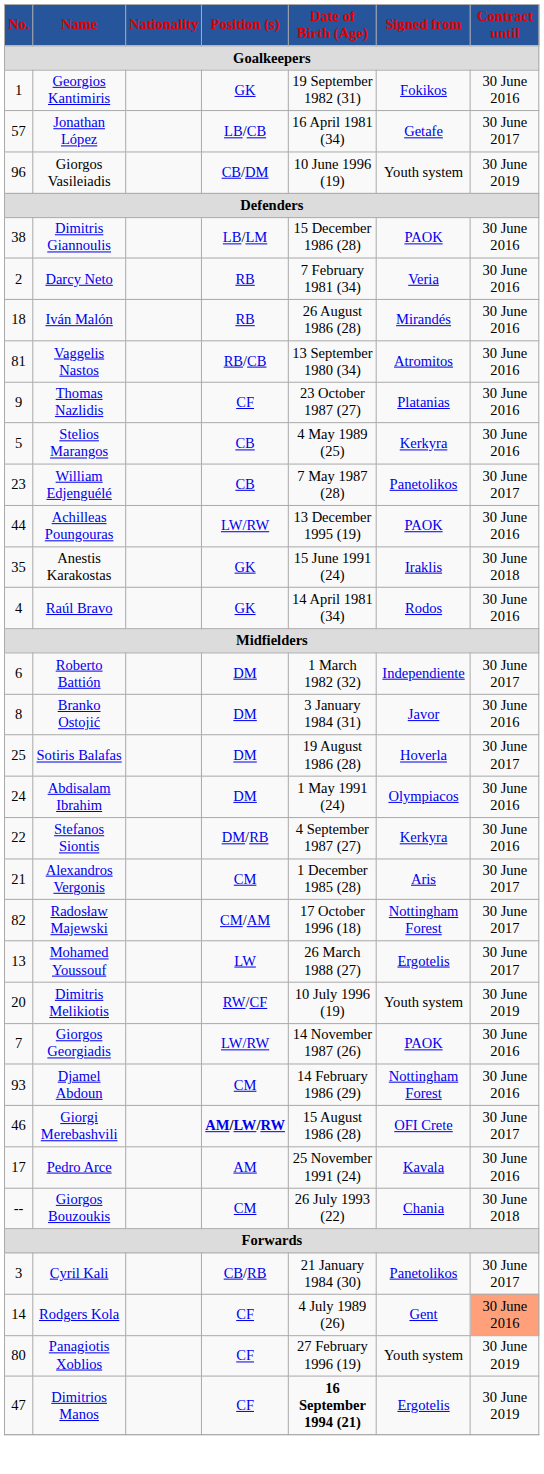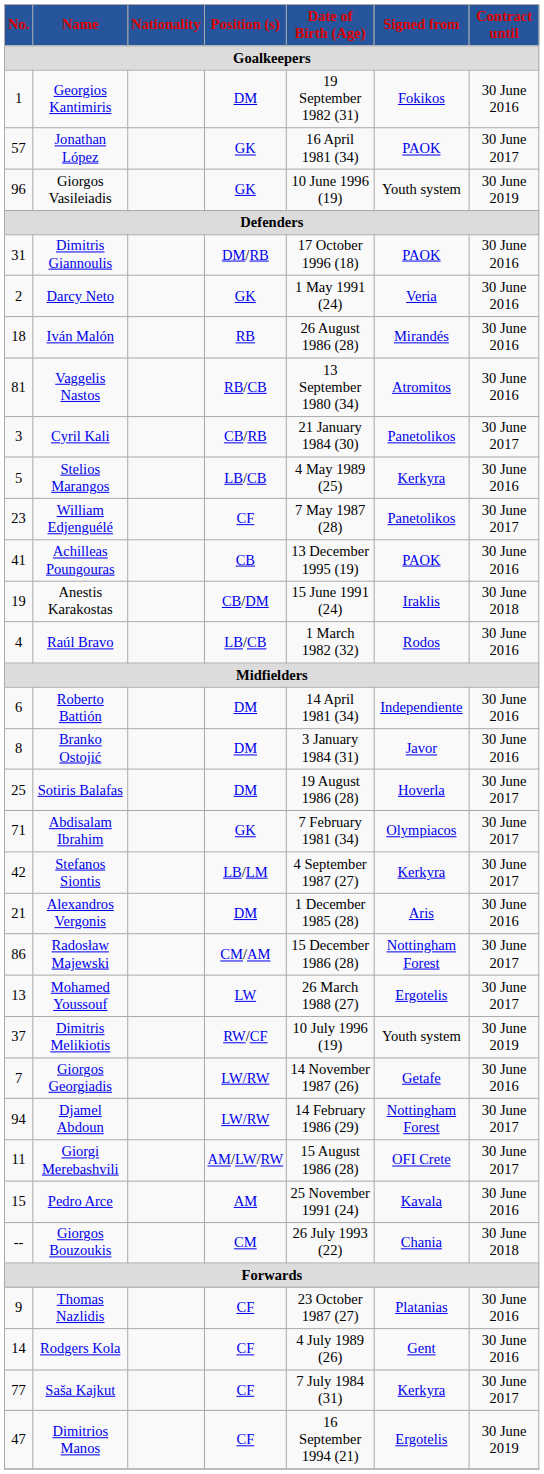(245, 90) GK -> (245, 99) DM
(245, 131) LB/CB -> (245, 148) GK
(424, 131) Getafe -> (421, 148) PAOK
(245, 172) CB/DM -> (245, 190) GK
(19, 238) 38 -> (19, 255) 31
(245, 238) LB/LM -> (245, 255) DM/RB
(332, 238) 15 December 1986 (28) -> (330, 255) 17 October 1996 (18)
(245, 279) RB -> (245, 296) GK
(332, 279) 7 February 1981 (34) -> (330, 296) 1 May 1991 (24)
rows swapped: (79, 1273) <-> (79, 402)
(245, 443) CB -> (245, 478) LB/CB
(245, 485) CB -> (245, 519) CF
(19, 526) 44 -> (19, 560) 41
(245, 526) LW/RW -> (245, 560) CB
(19, 567) 35 -> (19, 601) 19
(245, 567) GK -> (245, 601) CB/DM
(245, 608) GK -> (245, 642) LB/CB
(332, 608) 14 April 1981 (34) -> (330, 642) 1 March 1982 (32)
(332, 673) 1 March 1982 (32) -> (330, 707) 14 April 1981 (34)
(505, 673) 30 June 2017 -> (504, 707) 30 June 2016
(19, 797) 24 -> (19, 831) 71
(245, 797) DM -> (245, 831) GK
(332, 797) 1 May 1991 (24) -> (330, 831) 7 February 1981 (34)
(505, 797) 30 June 2016 -> (504, 831) 30 June 2017
(19, 838) 22 -> (19, 872) 42
(245, 838) DM/RB -> (245, 872) LB/LM
(505, 838) 30 June 2016 -> (504, 872) 30 June 2017
(245, 879) CM -> (245, 913) DM
(505, 879) 30 June 2017 -> (504, 913) 30 June 2016
(19, 920) 82 -> (19, 954) 86
(332, 920) 17 October 1996 (18) -> (330, 954) 15 December 1986 (28)
(19, 1002) 20 -> (19, 1037) 37
(424, 1044) PAOK -> (421, 1078) Getafe
(19, 1085) 93 -> (19, 1119) 94
(245, 1085) CM -> (245, 1119) LW/RW
(505, 1085) 30 June 2016 -> (504, 1119) 30 June 2017
(19, 1126) 46 -> (19, 1160) 11
(245, 1126) bold -> (245, 1160) normal
(19, 1167) 17 -> (19, 1201) 15
(505, 1314) lightsalmon background -> (504, 1349) no background
+ row: (80, 1390)
- row: (79, 1356)
(332, 1405) bold -> (330, 1440) normal
